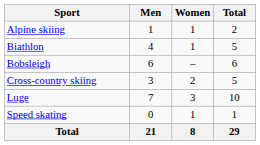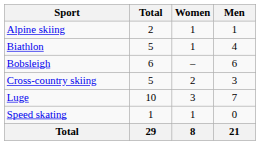columns swapped: (151, 13) <-> (234, 13)
